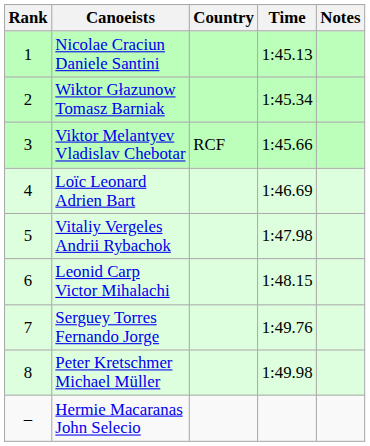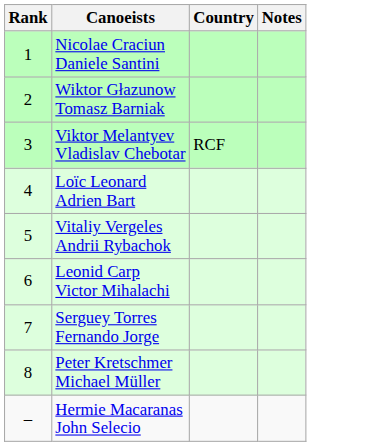- column: (287, 17)
